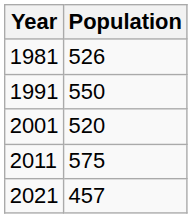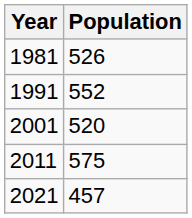(87, 91) 550 -> (87, 91) 552
